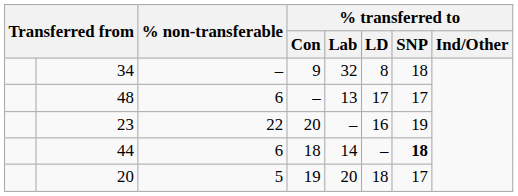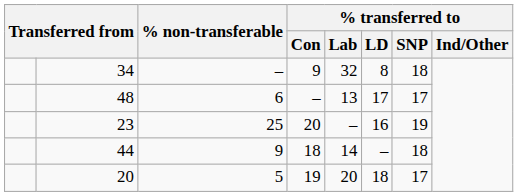(275, 124) 22 -> (275, 124) 25
(279, 151) 6 -> (279, 151) 9
(420, 151) bold -> (420, 151) normal
